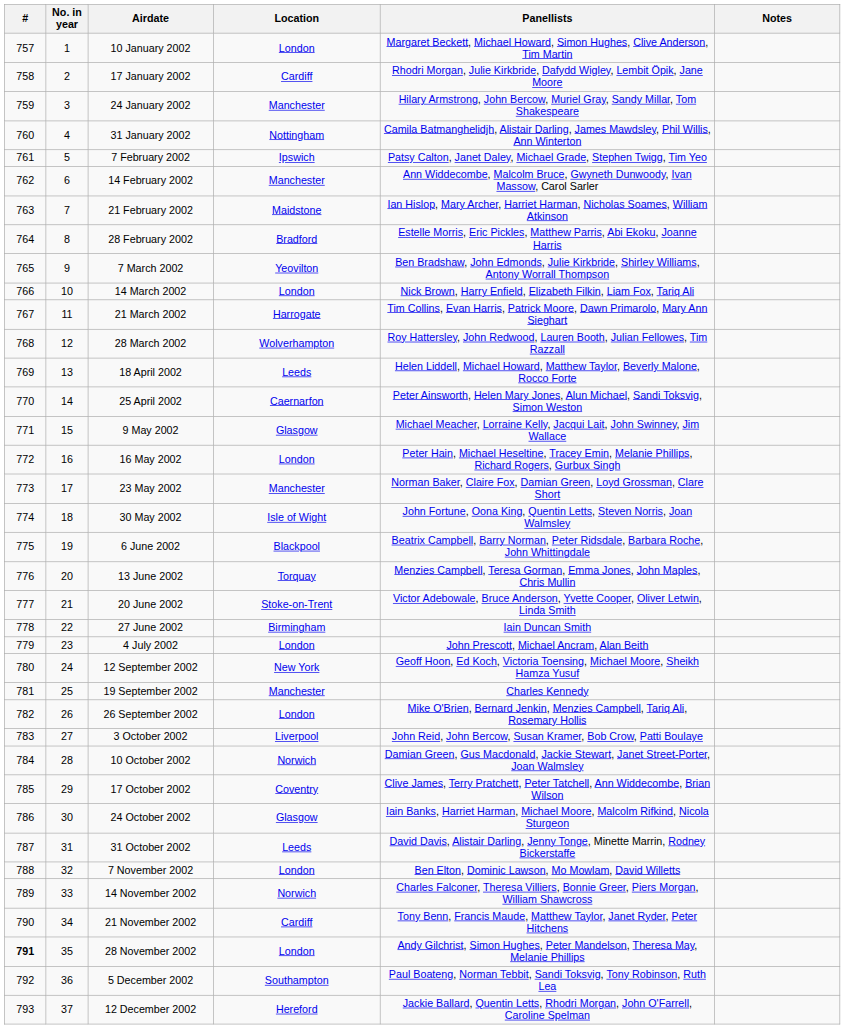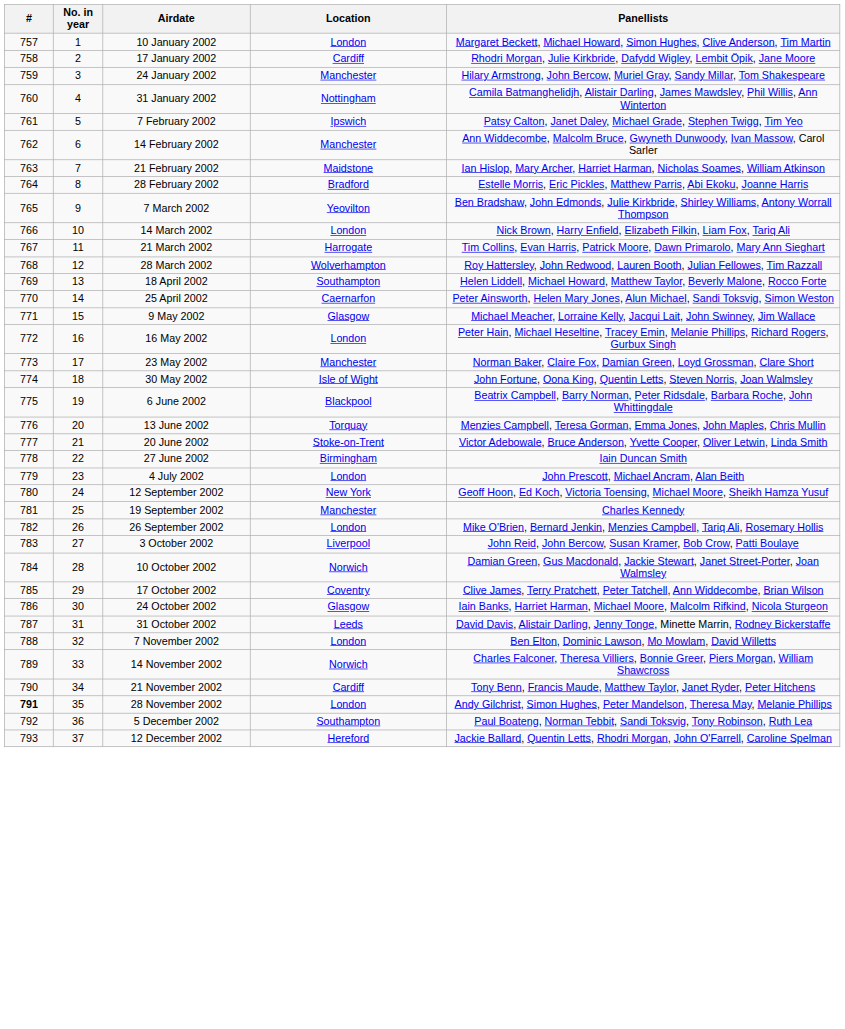- column: (777, 19)
(297, 372) Leeds -> (348, 282) Southampton
